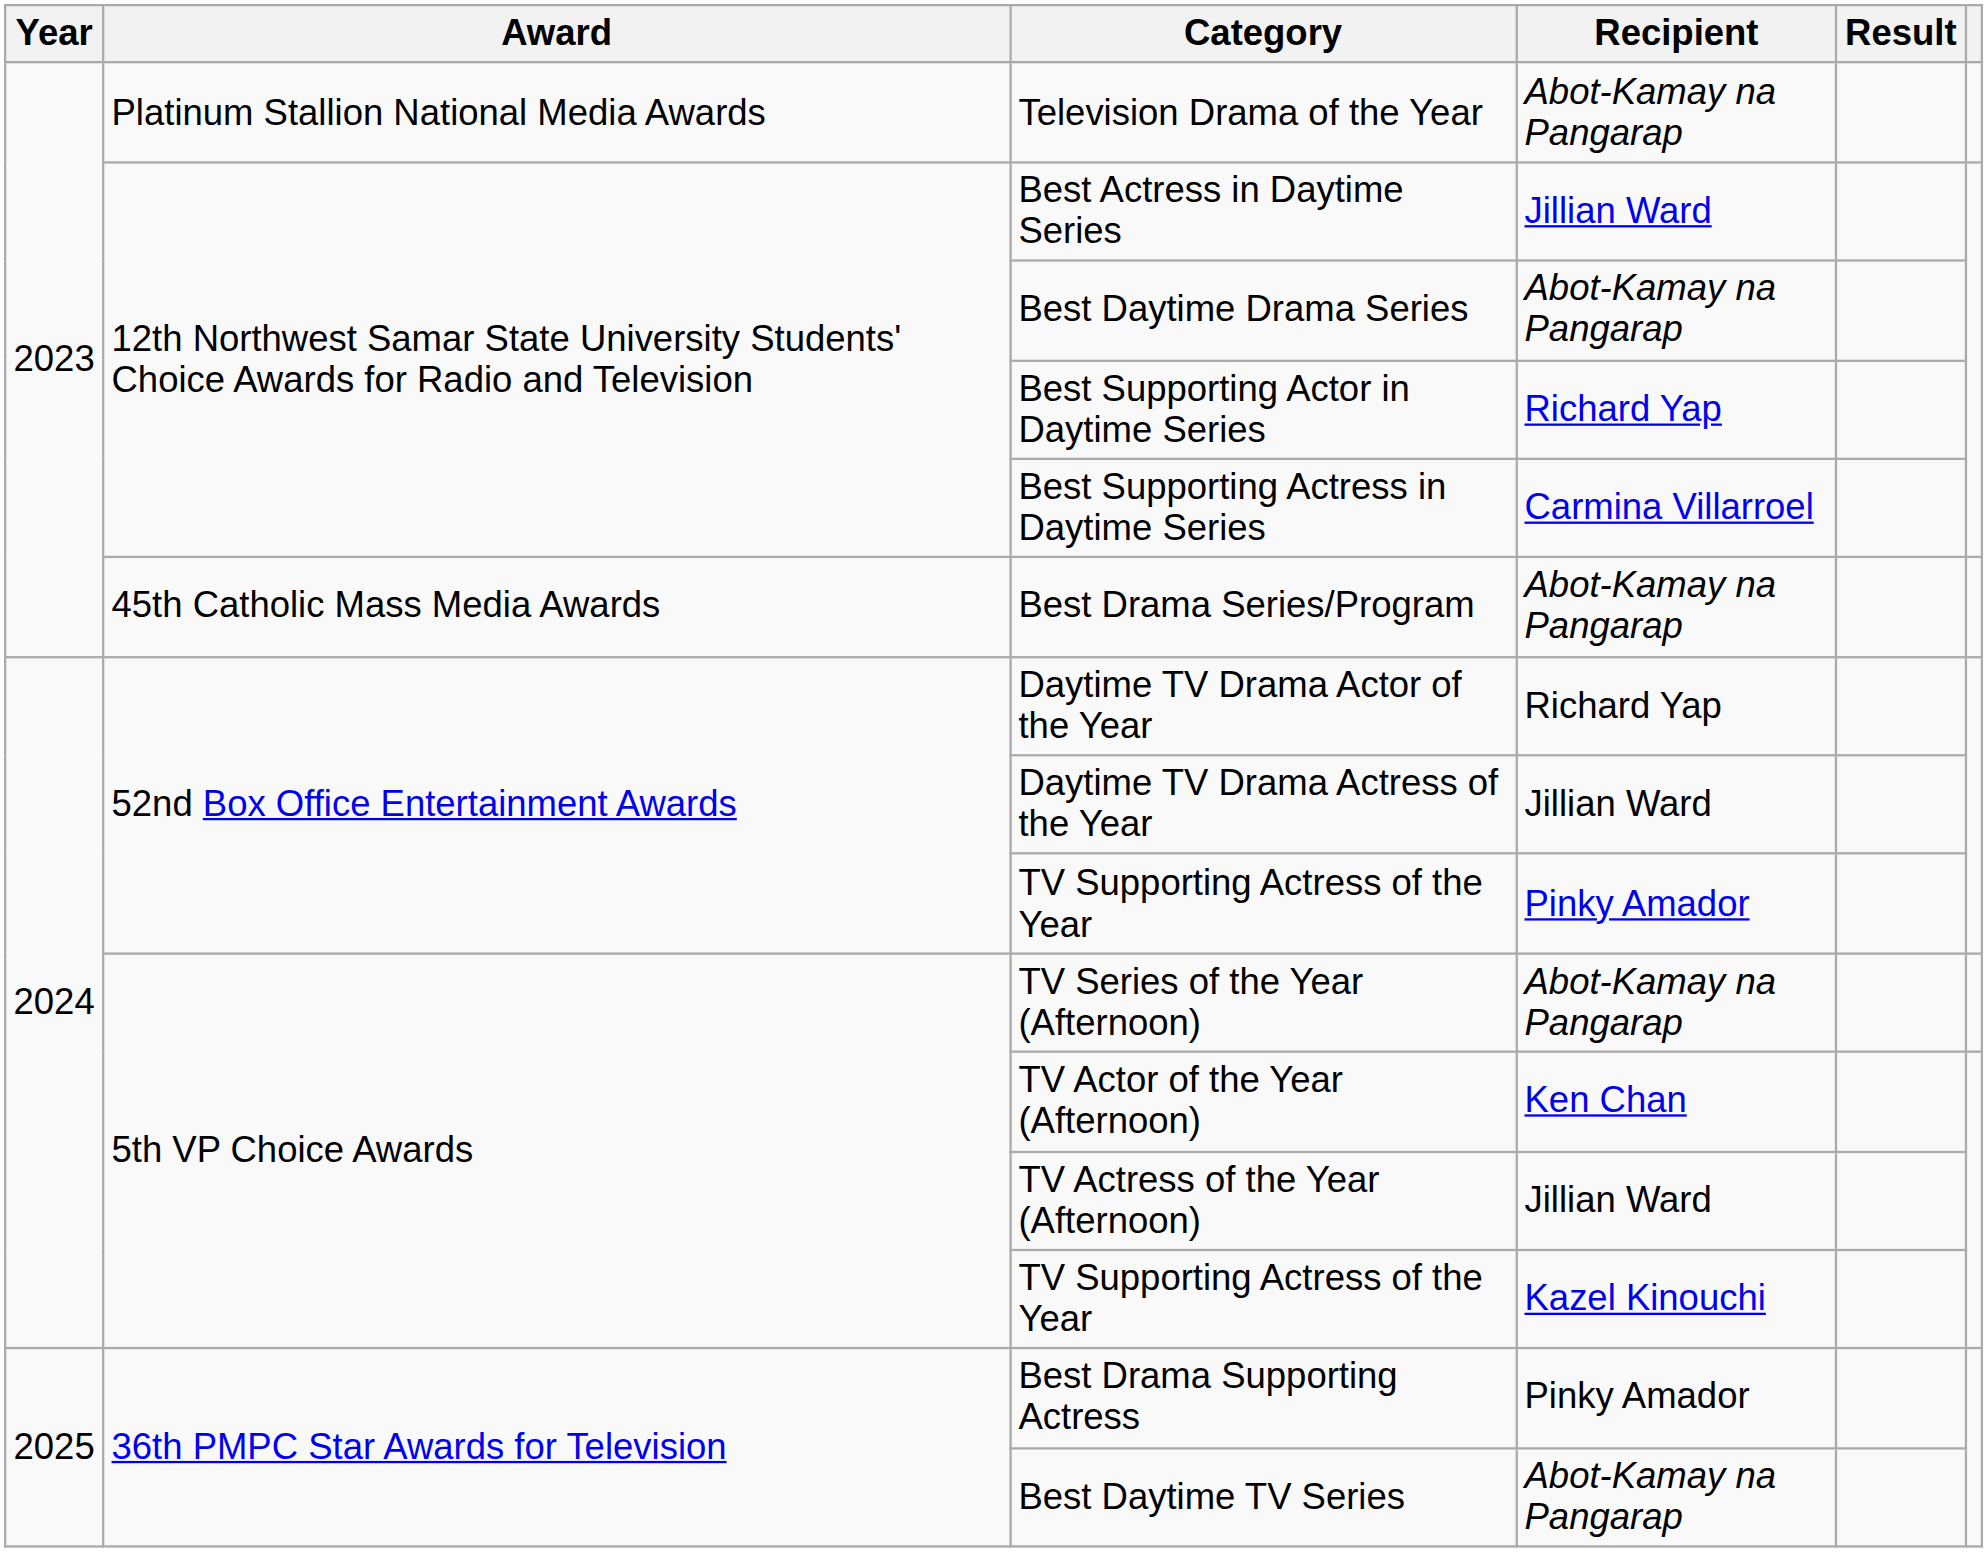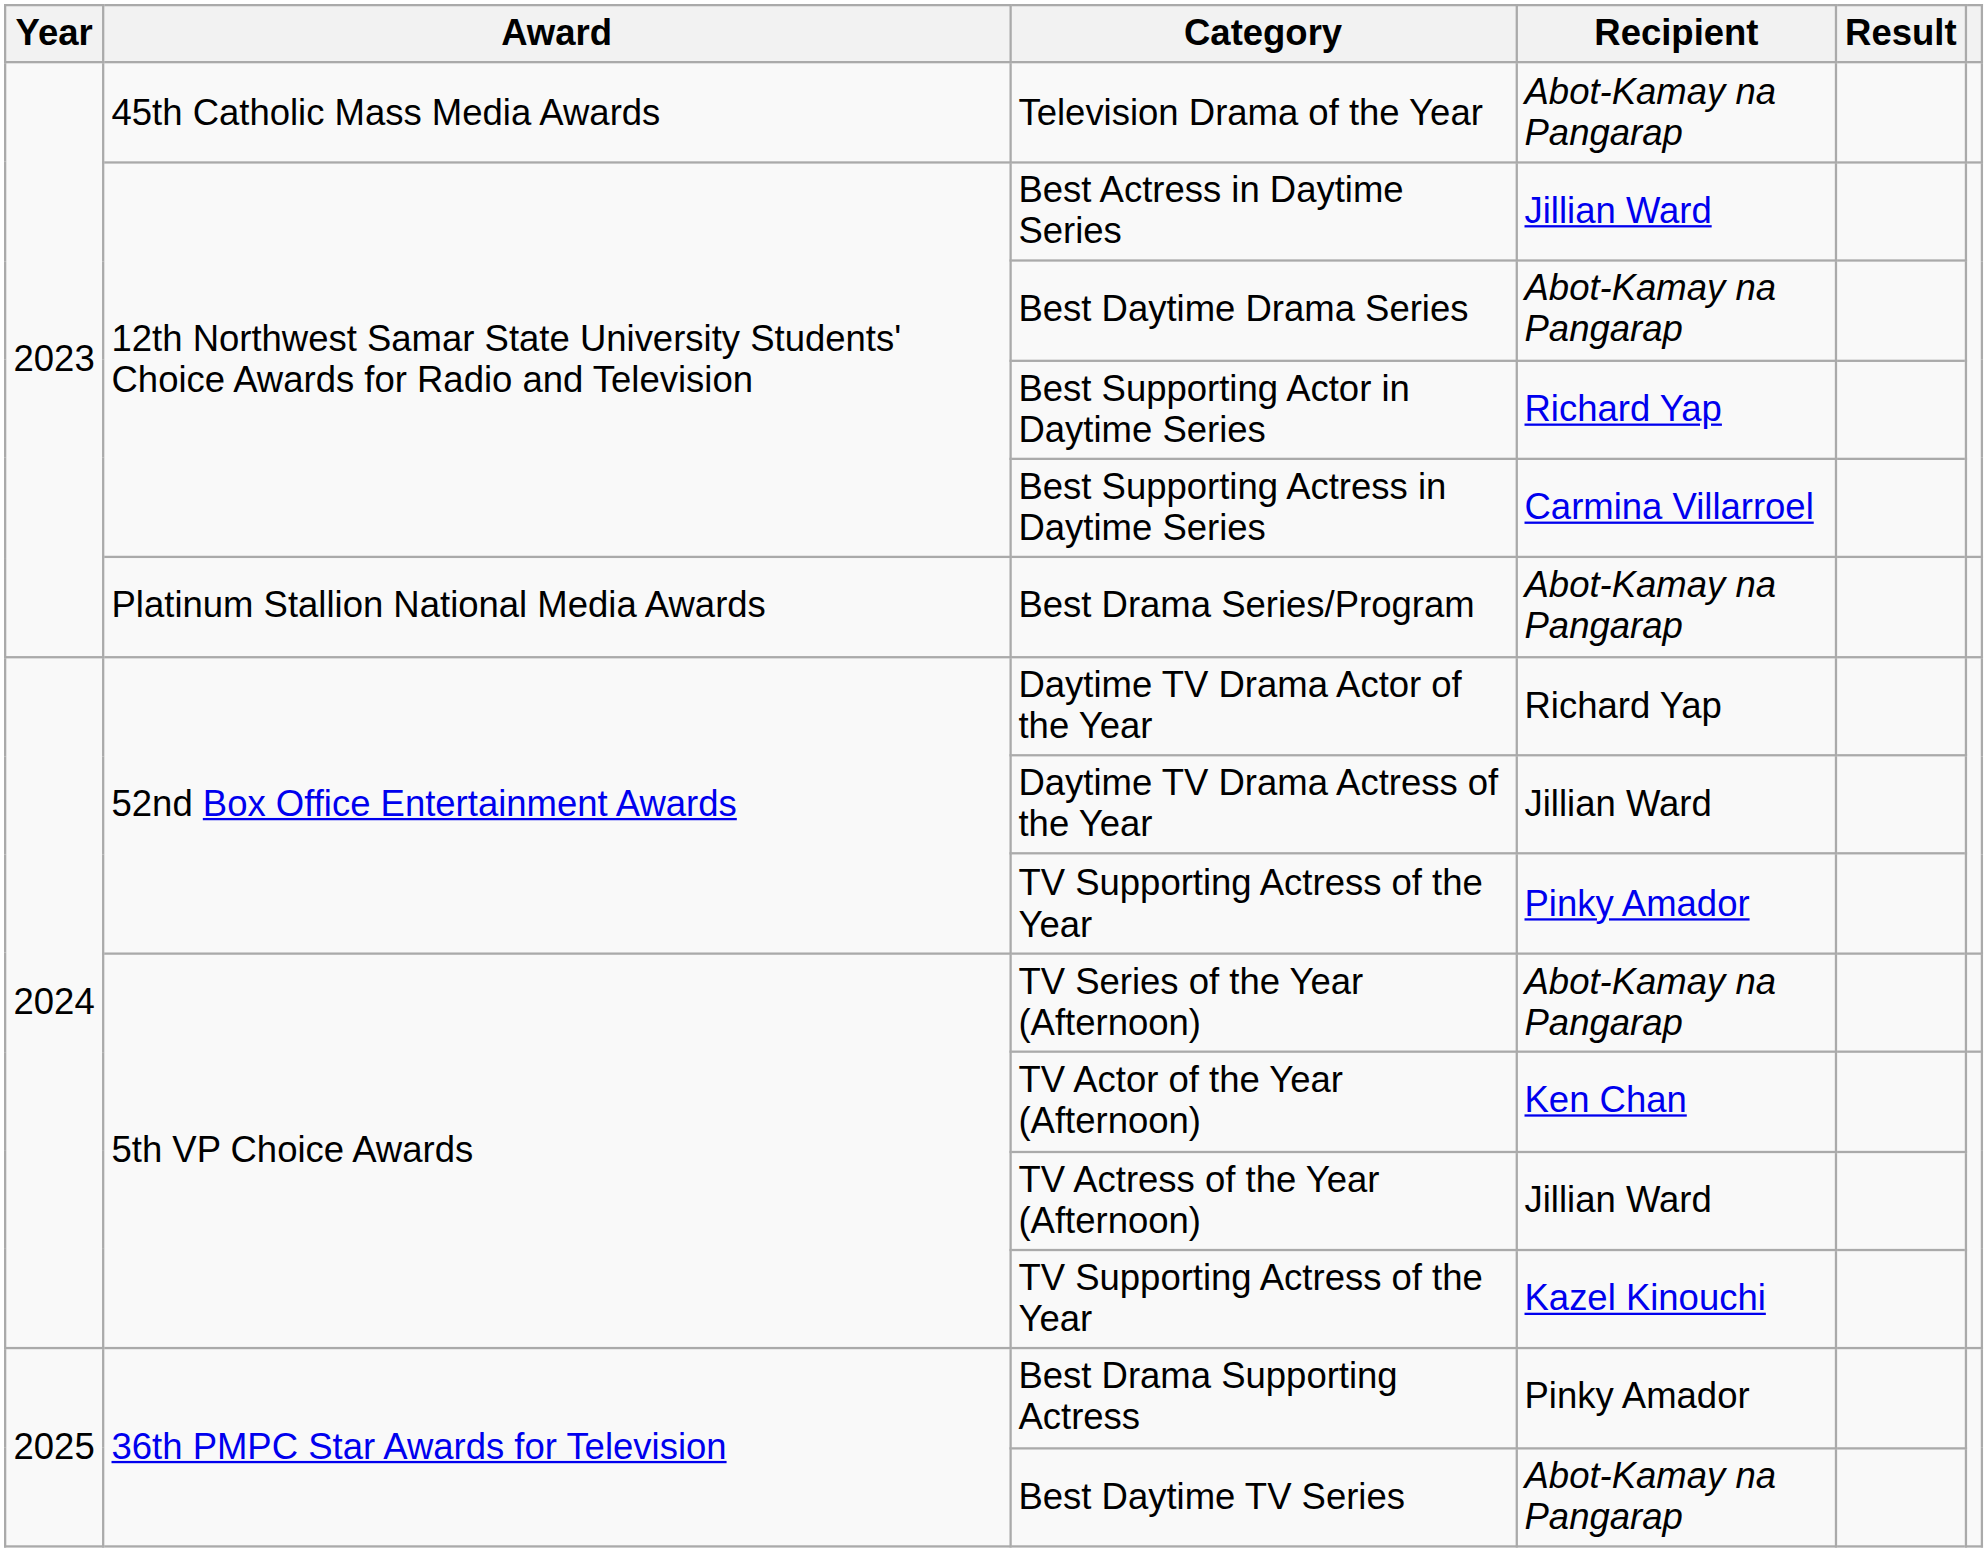(439, 111) Platinum Stallion National Media Awards -> (386, 111) 45th Catholic Mass Media Awards
(386, 606) 45th Catholic Mass Media Awards -> (439, 606) Platinum Stallion National Media Awards
